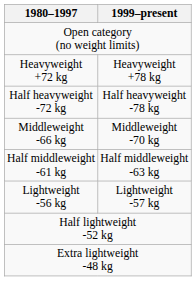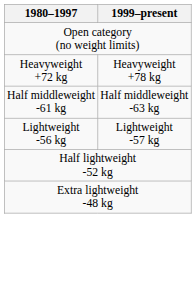- row: (51, 102)
- row: (51, 133)
